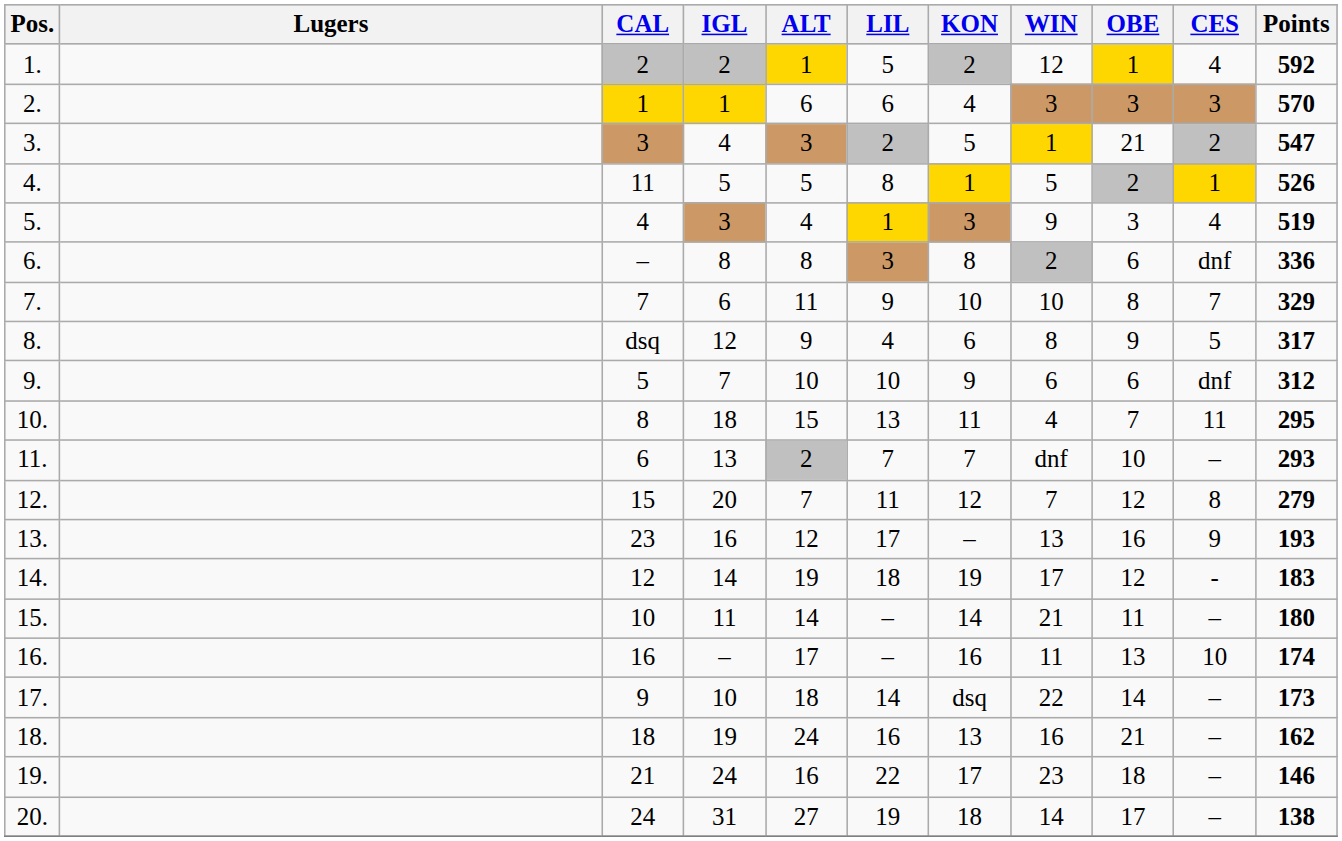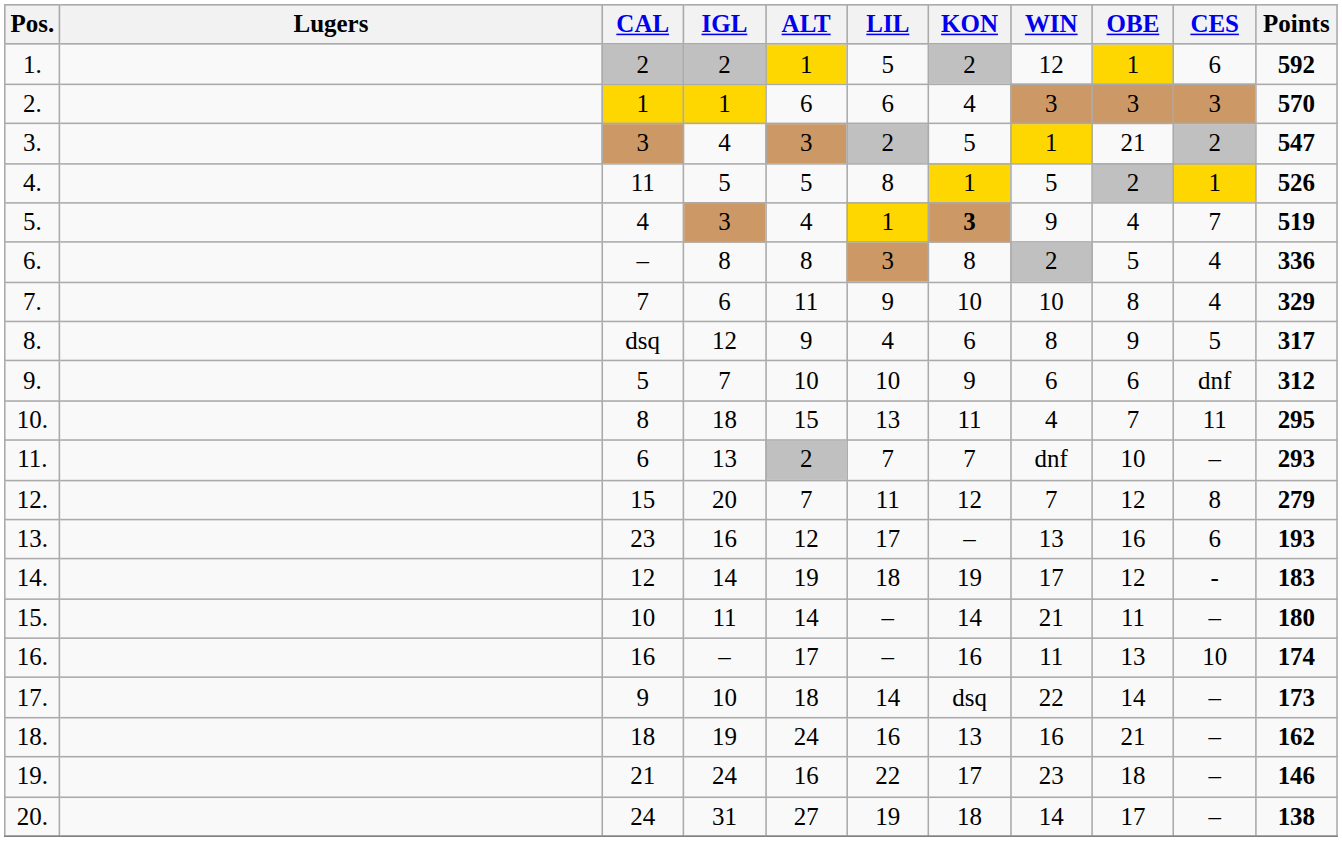(1215, 63) 4 -> (1215, 63) 6
(970, 222) normal -> (970, 222) bold
(1133, 222) 3 -> (1133, 222) 4
(1215, 222) 4 -> (1215, 222) 7
(1133, 261) 6 -> (1133, 261) 5
(1215, 261) dnf -> (1215, 261) 4
(1215, 301) 7 -> (1215, 301) 4
(1215, 538) 9 -> (1215, 538) 6
